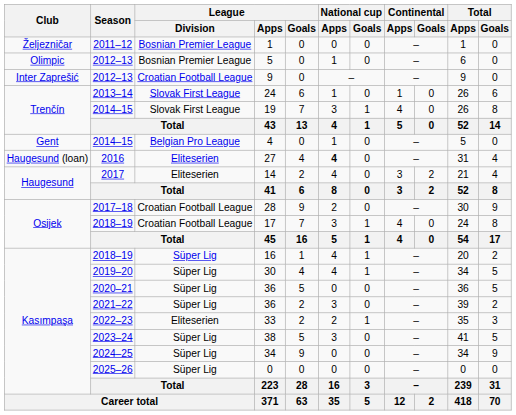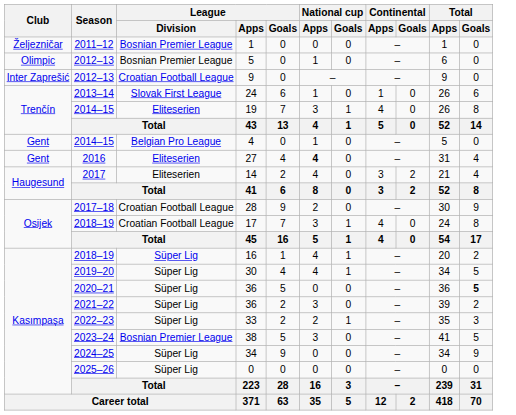(195, 110) Slovak First League -> (176, 110) Eliteserien
(47, 158) Haugesund (loan) -> (38, 158) Gent
(495, 288) normal -> (476, 288) bold
(195, 321) Eliteserien -> (176, 321) Süper Lig
(195, 337) Süper Lig -> (176, 337) Bosnian Premier League
